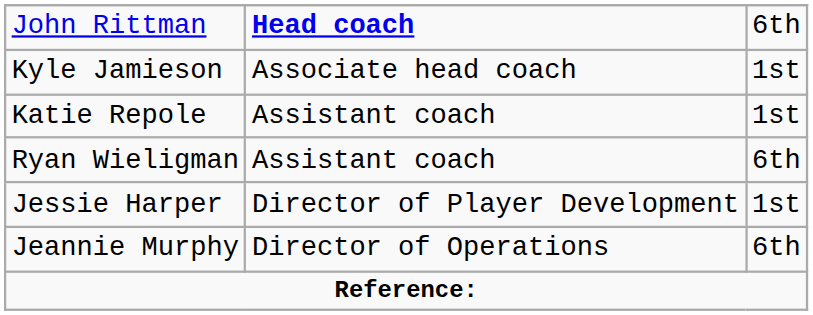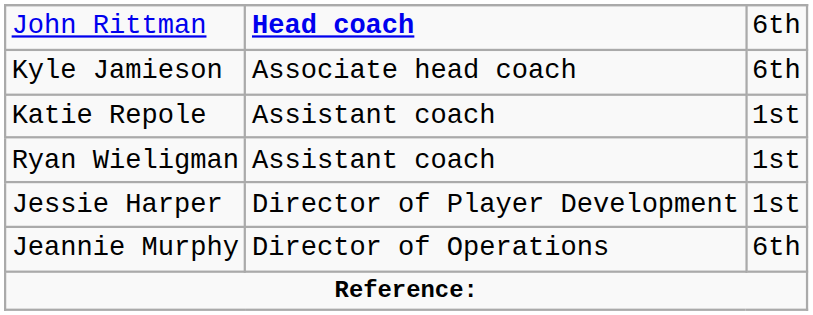(776, 72) 1st -> (776, 72) 6th
(776, 161) 6th -> (776, 161) 1st
